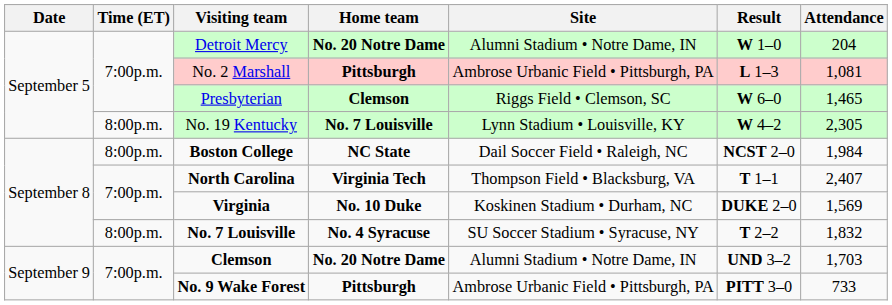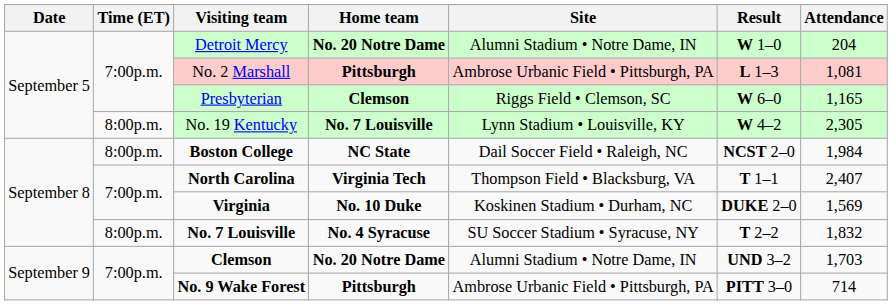(844, 98) 1,465 -> (844, 98) 1,165
(844, 286) 733 -> (844, 286) 714
